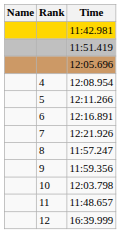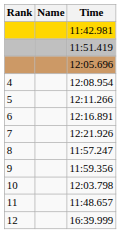columns swapped: (52, 13) <-> (20, 13)
